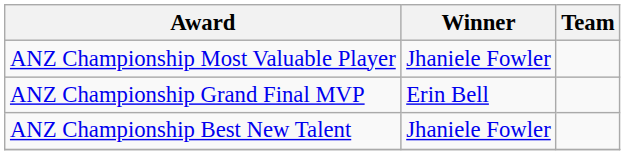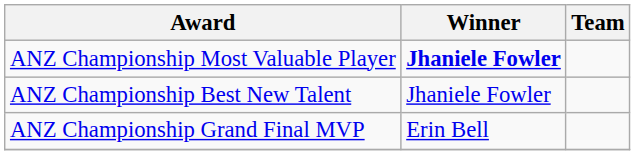(478, 58) normal -> (484, 58) bold
rows swapped: (187, 94) <-> (181, 130)
